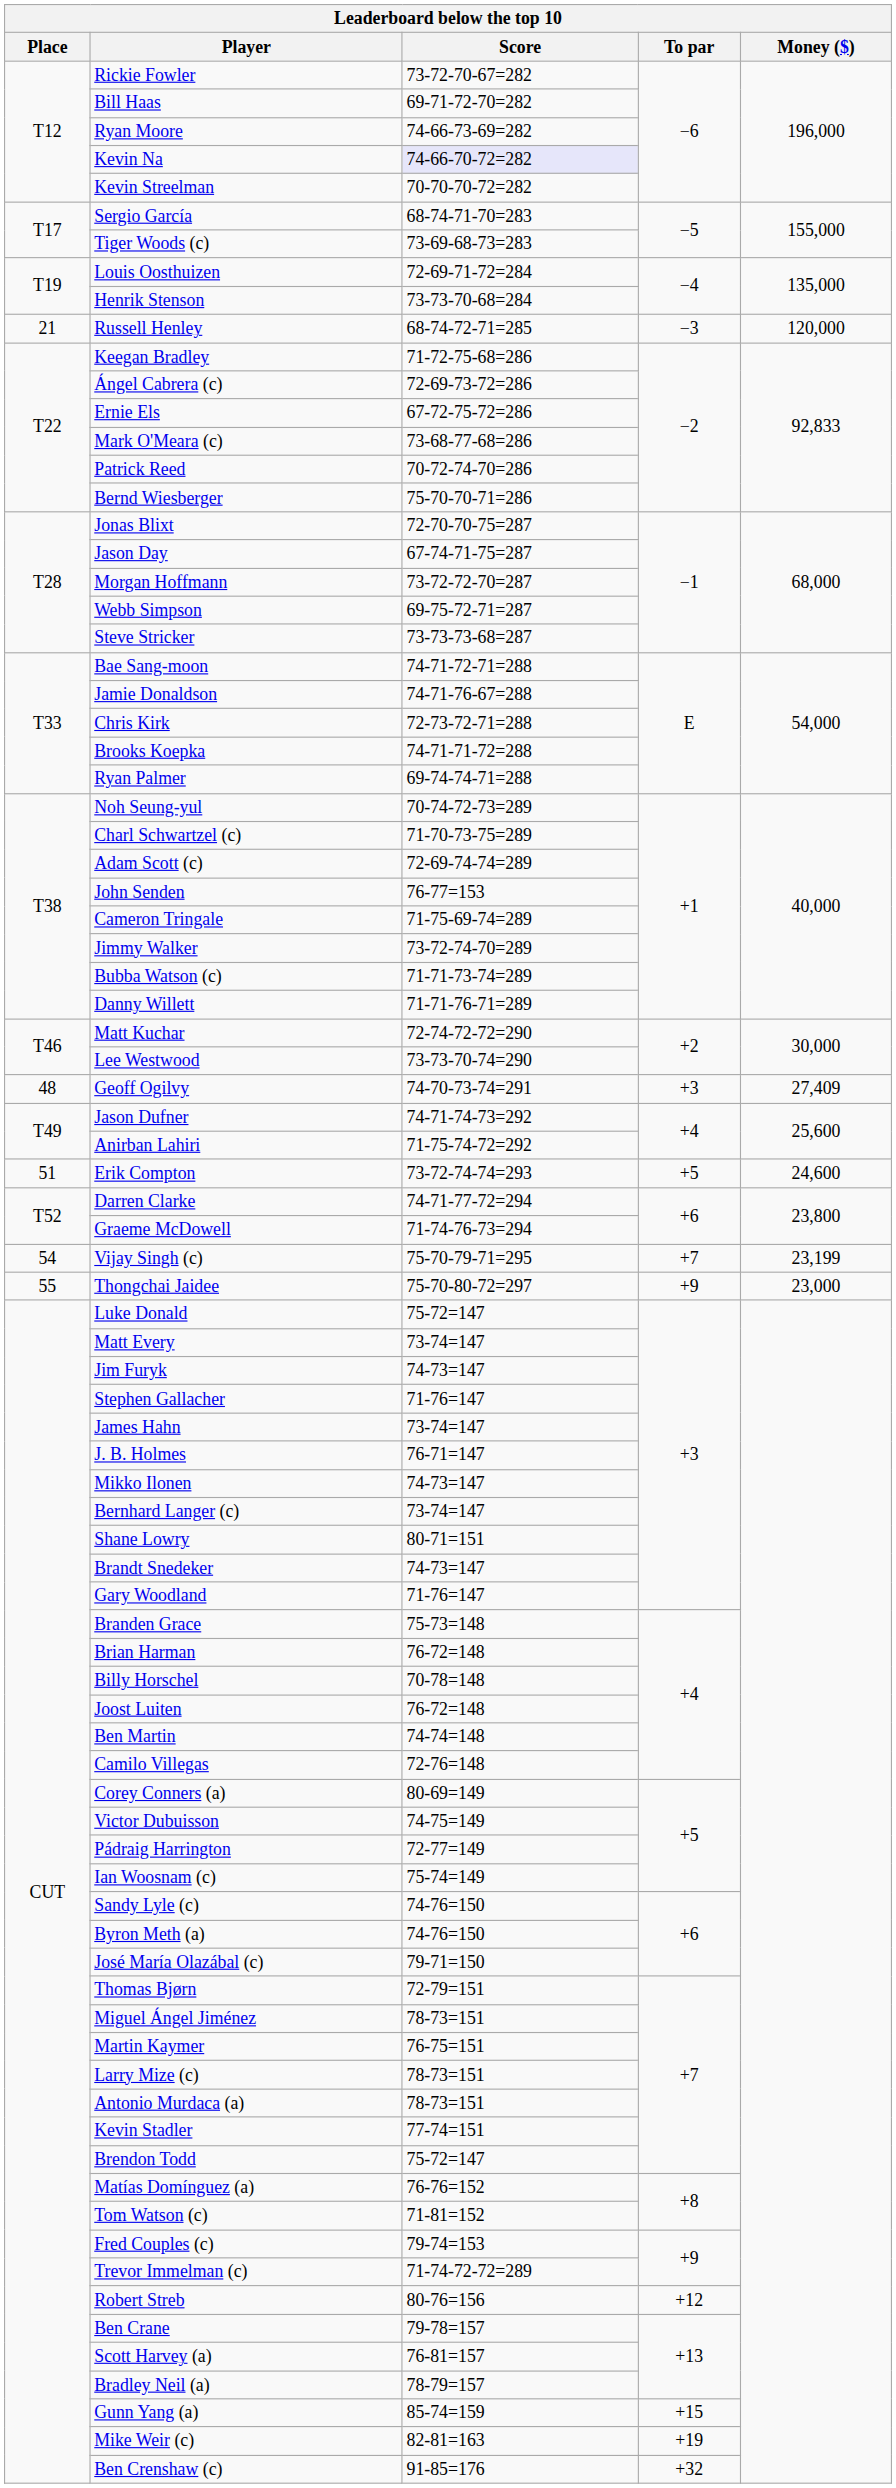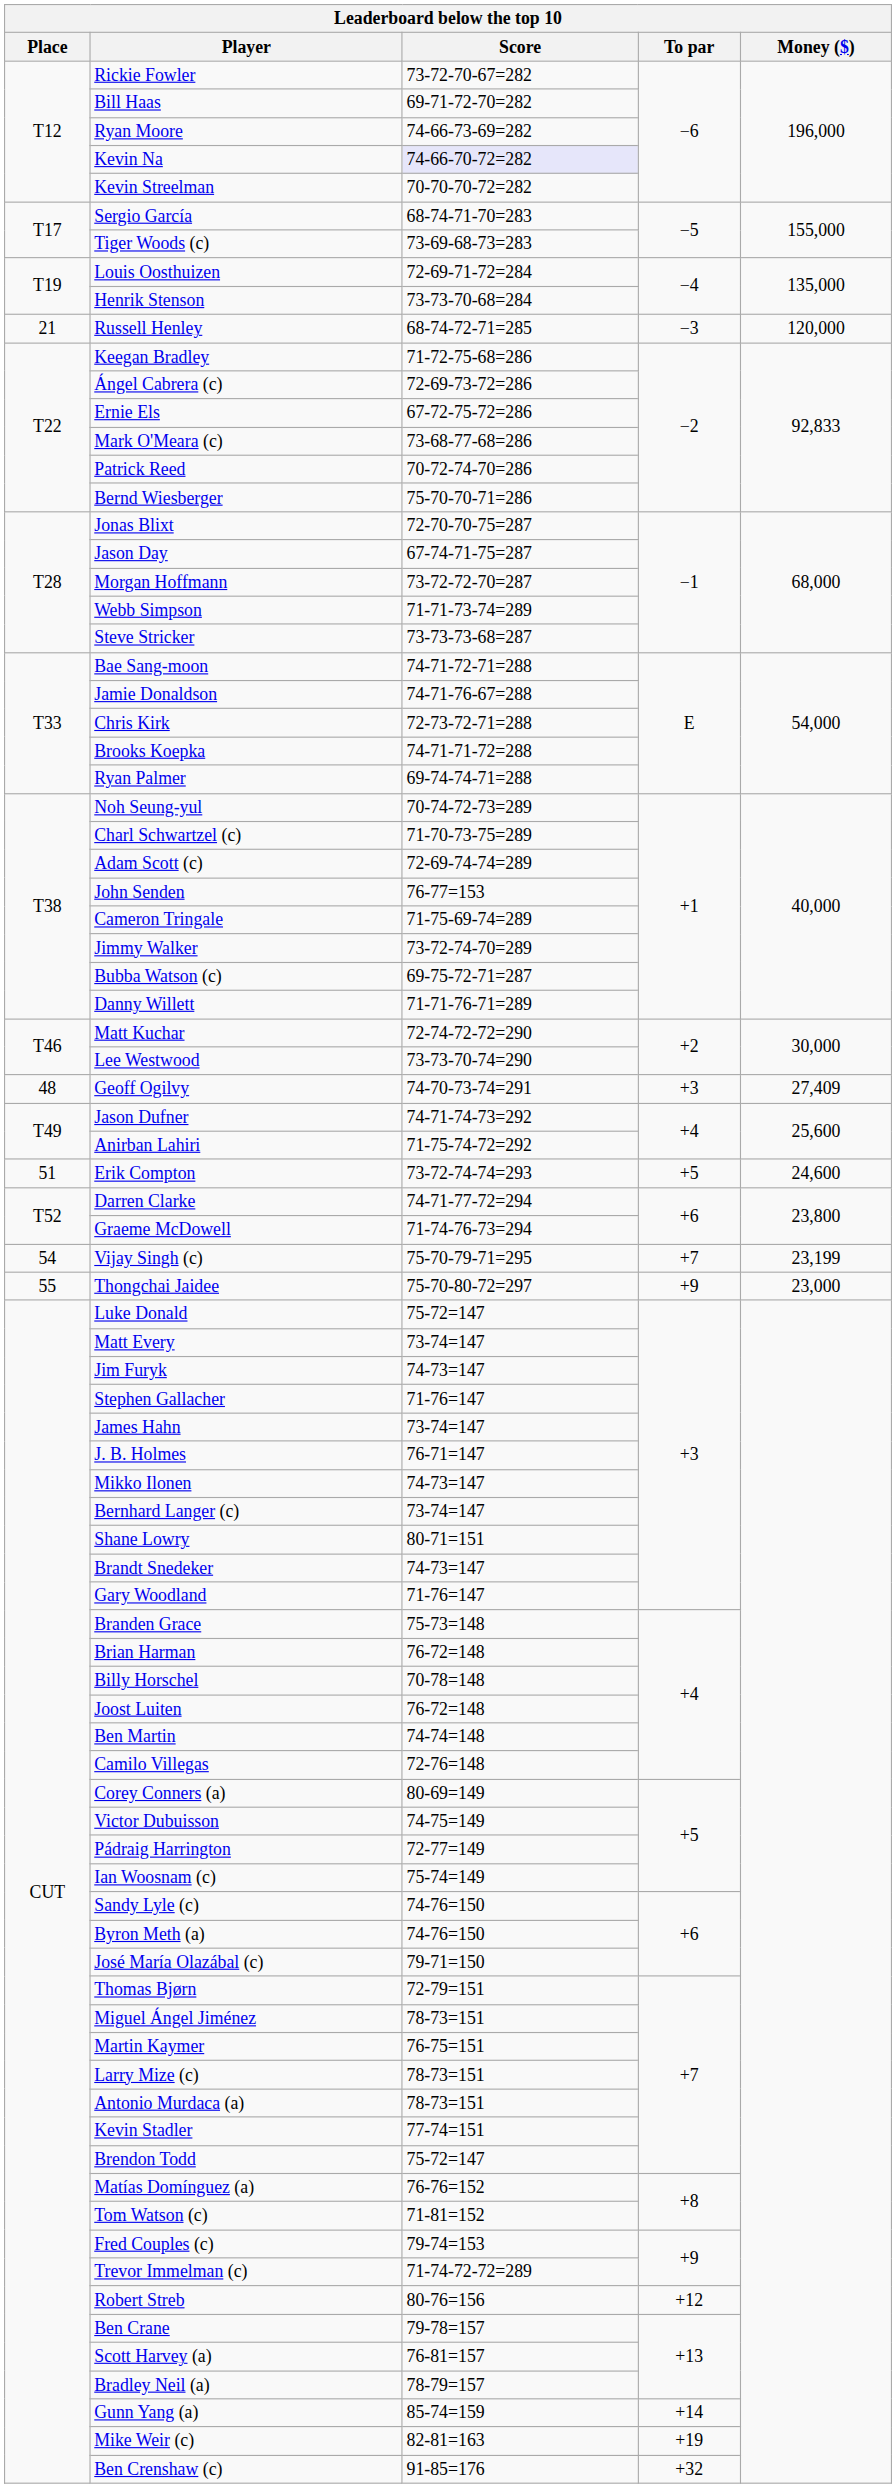(469, 610) 69-75-72-71=287 -> (469, 610) 71-71-73-74=289
(469, 976) 71-71-73-74=289 -> (469, 976) 69-75-72-71=287
(689, 2412) +15 -> (689, 2412) +14
